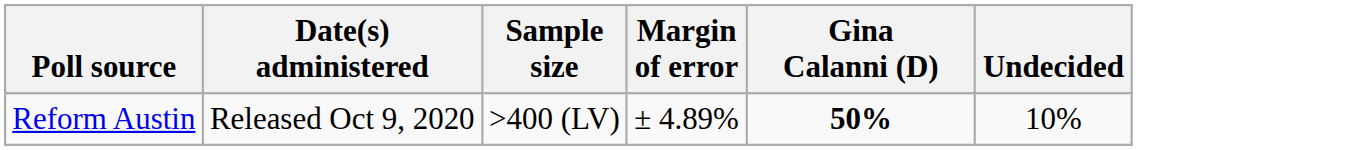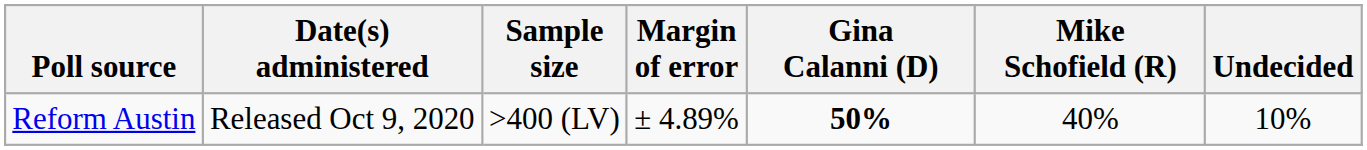+ column: (1090, 48)
